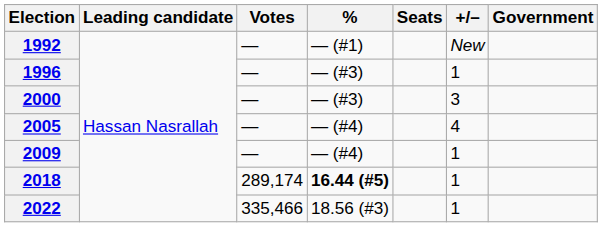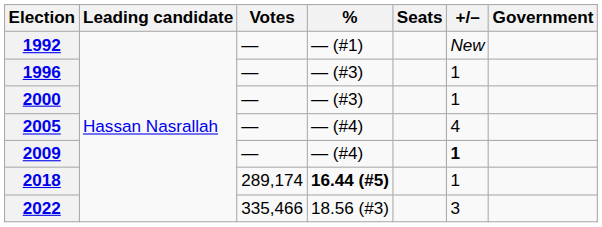(455, 99) 3 -> (455, 99) 1
(455, 153) normal -> (455, 153) bold
(455, 208) 1 -> (455, 208) 3
